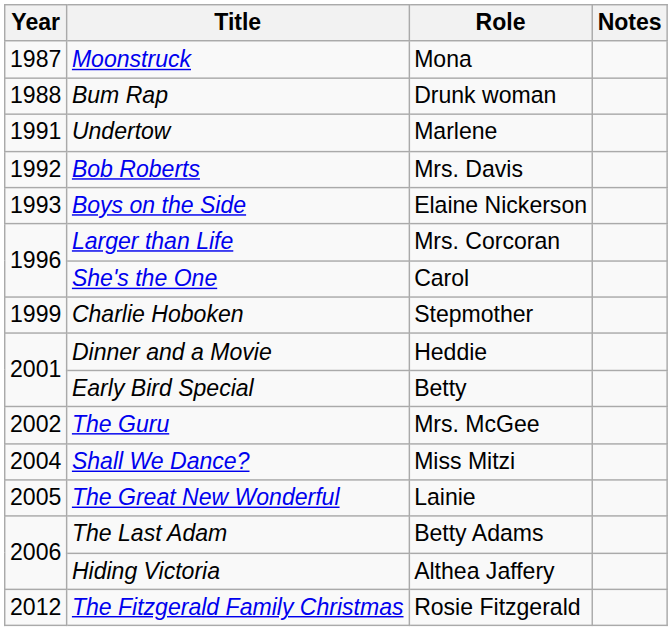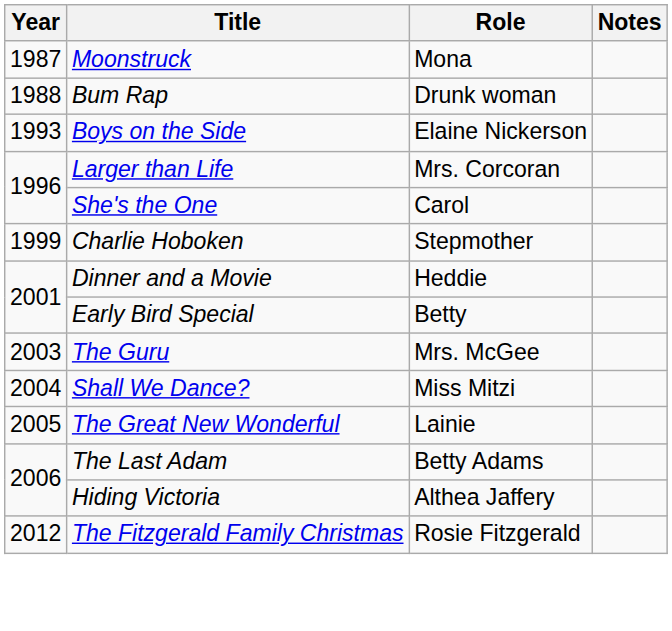- row: (121, 132)
- row: (136, 168)
(36, 424) 2002 -> (36, 351) 2003
